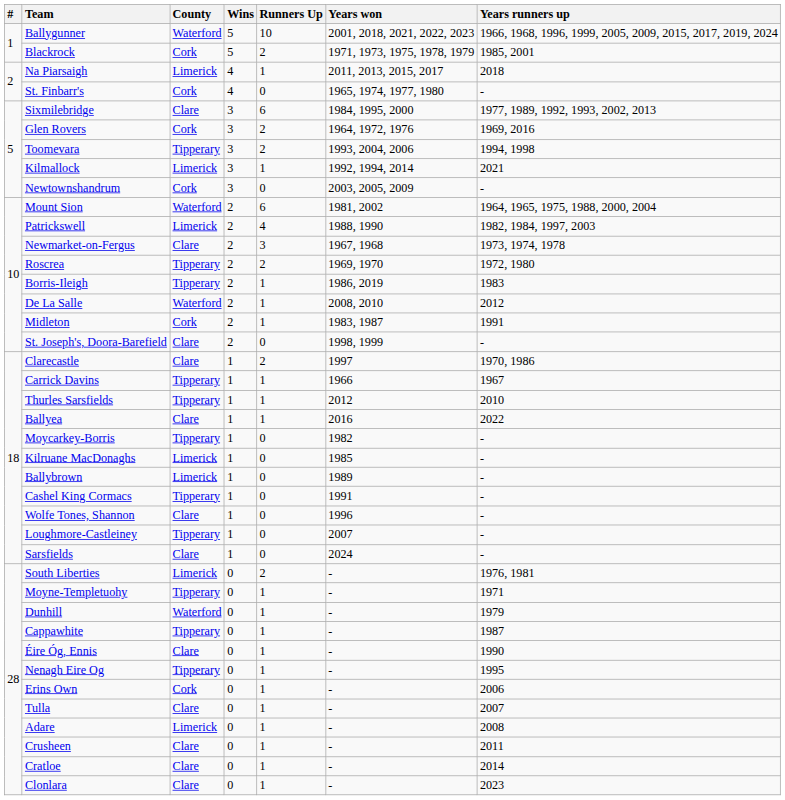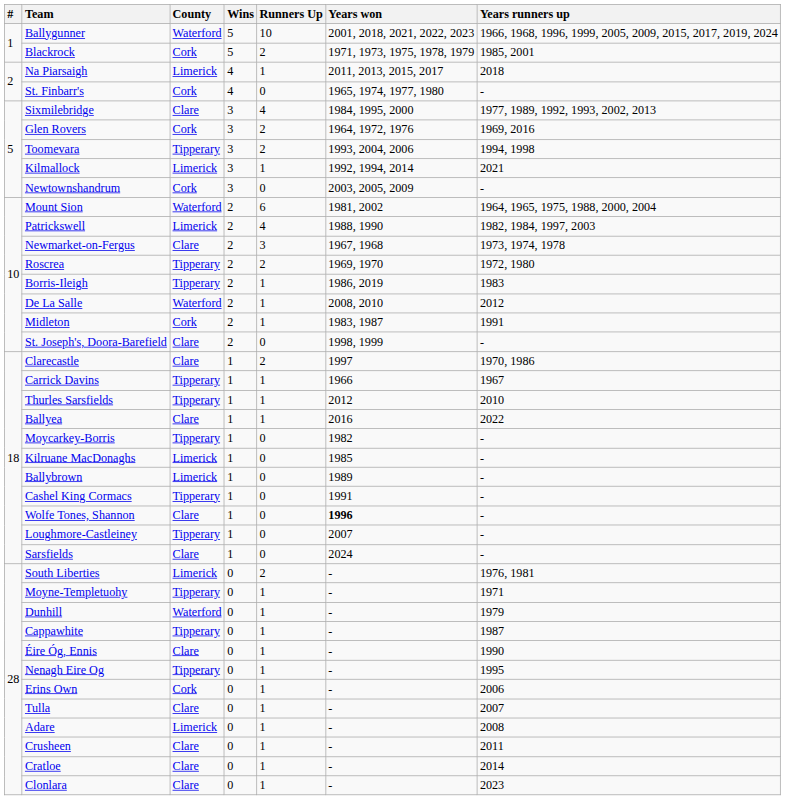(263, 110) 6 -> (263, 110) 4
(341, 515) normal -> (341, 515) bold
